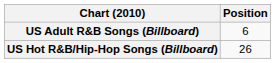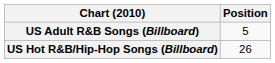(245, 31) 6 -> (245, 31) 5
